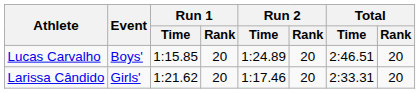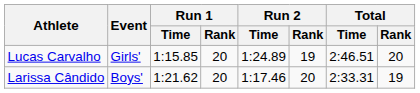(127, 57) Boys' -> (126, 57) Girls'
(308, 57) 20 -> (308, 57) 19
(126, 78) Girls' -> (127, 78) Boys'
(396, 78) 20 -> (396, 78) 19
